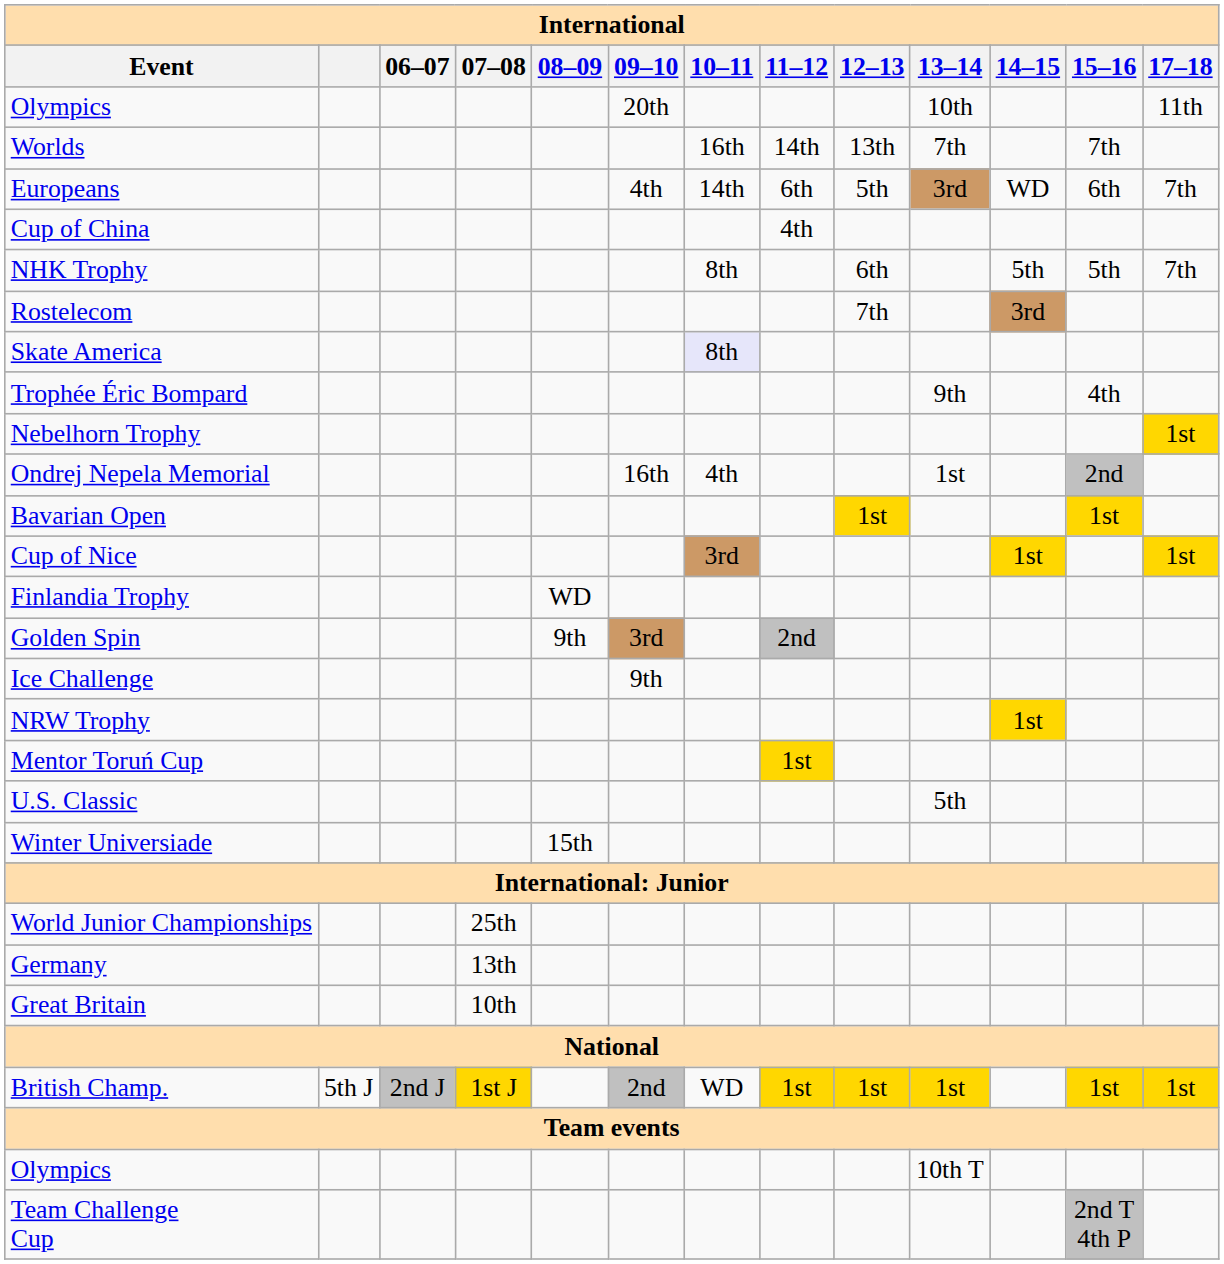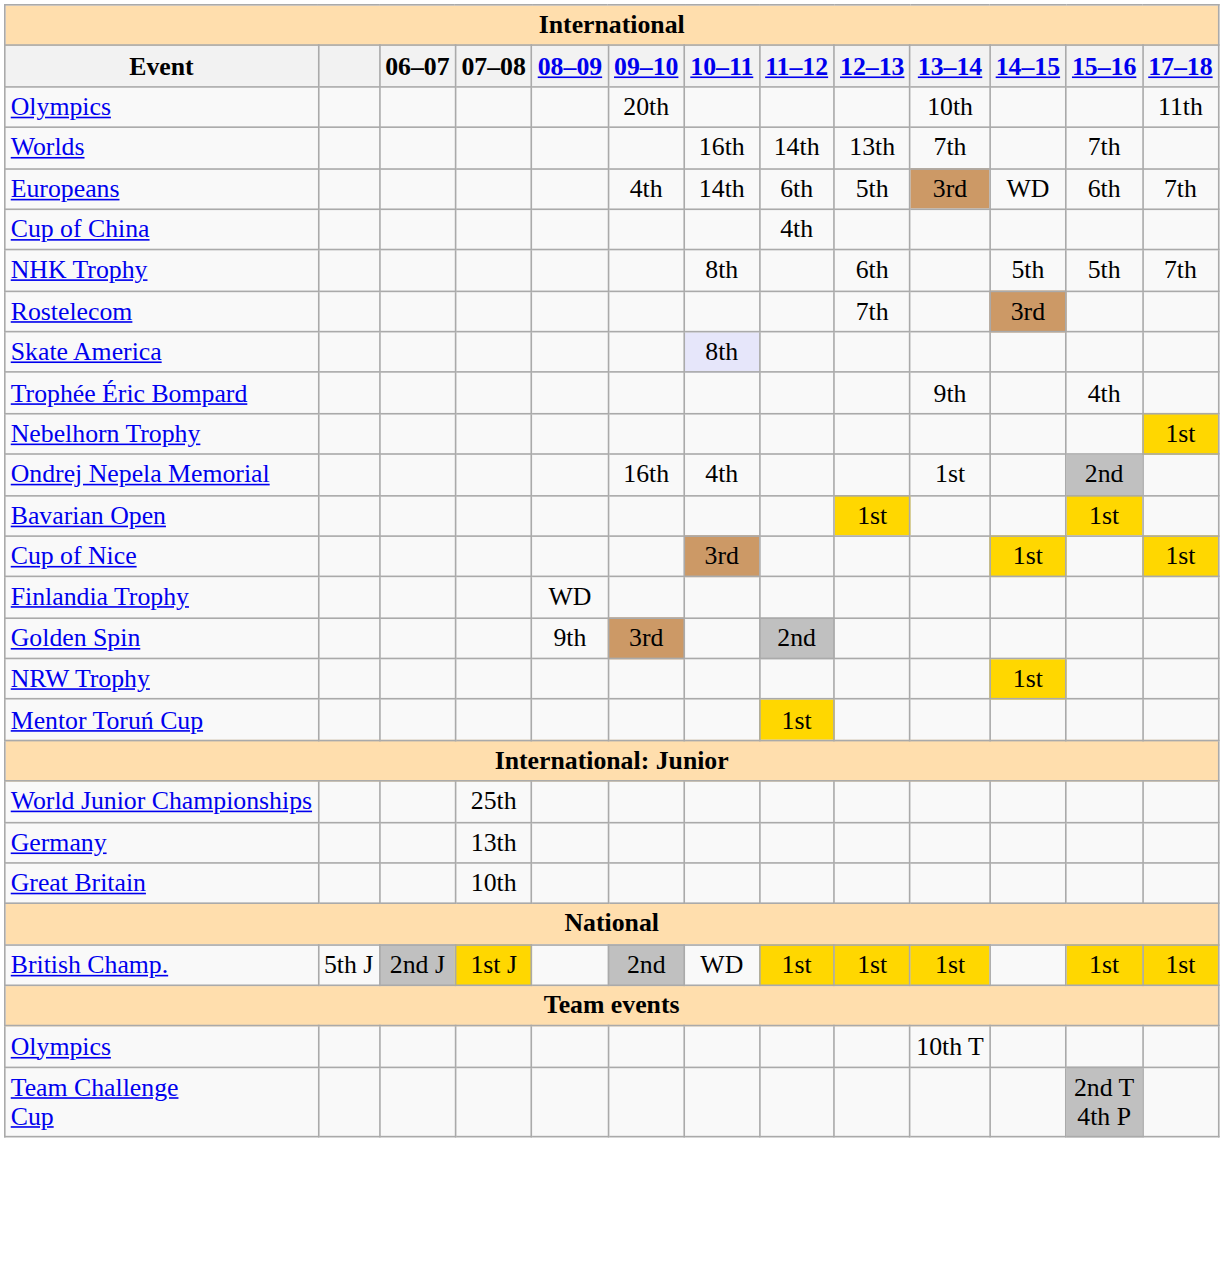- row: (82, 678)
- row: (74, 801)
- row: (111, 842)
